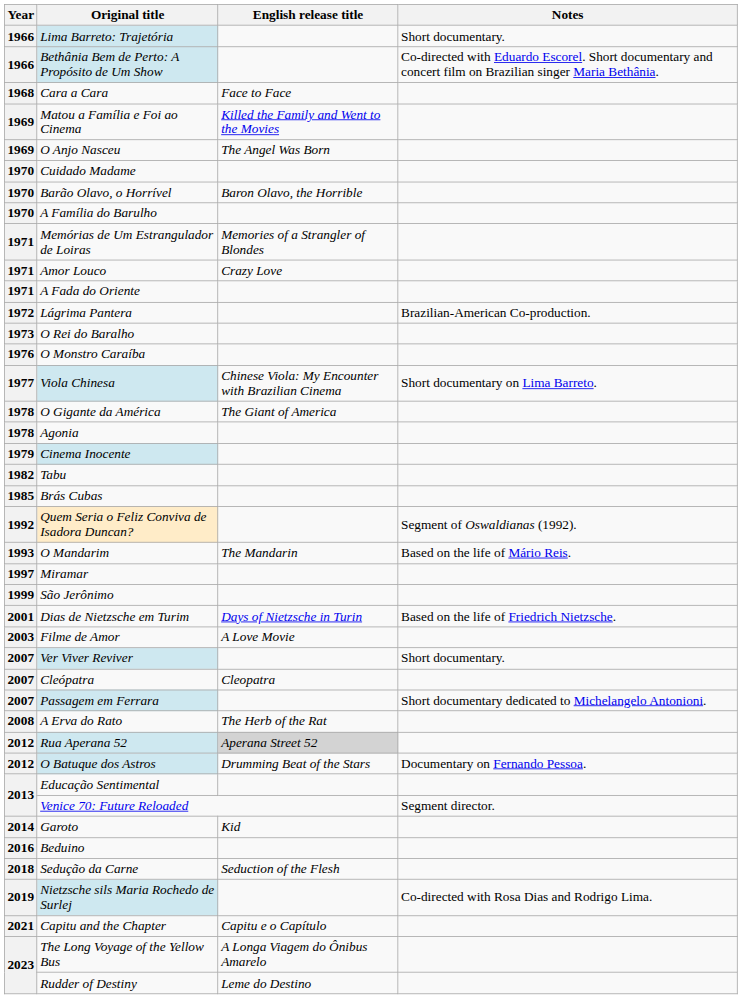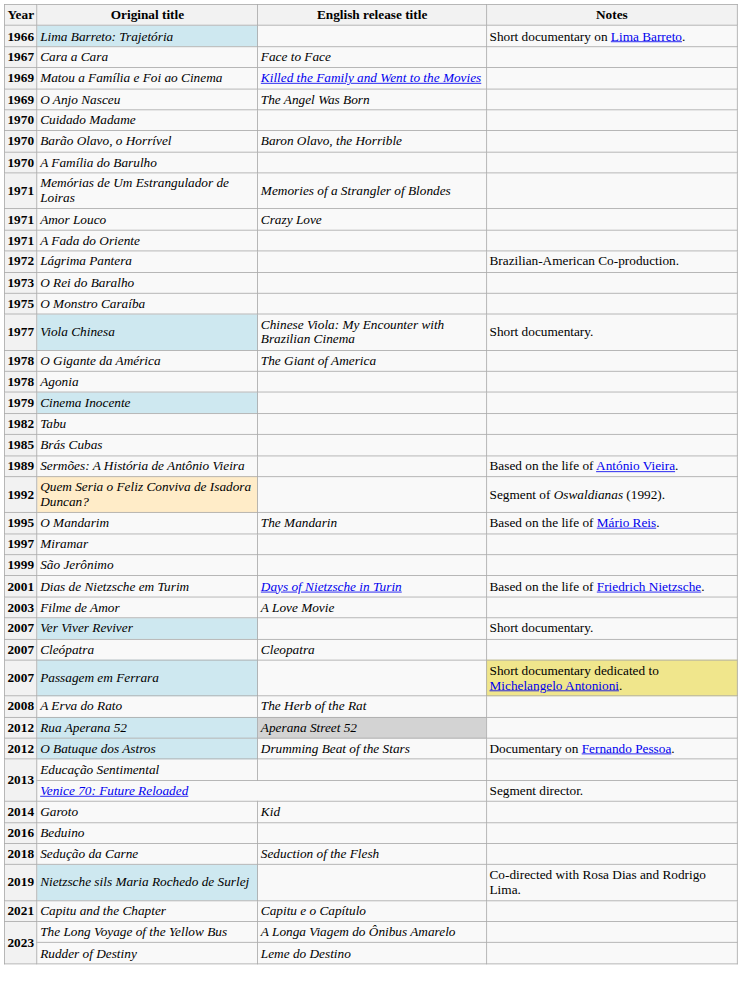(453, 36) Short documentary. -> (587, 36) Short documentary on Lima Barreto.
- row: (110, 64)
(21, 93) 1968 -> (21, 57) 1967
(21, 354) 1976 -> (21, 303) 1975
(499, 383) Short documentary on Lima Barreto. -> (541, 332) Short documentary.
+ row: (142, 466)
(21, 553) 1993 -> (21, 523) 1995
(554, 700) no background -> (574, 678) khaki background
